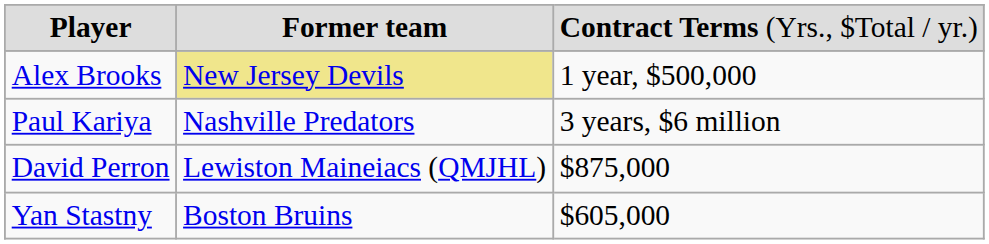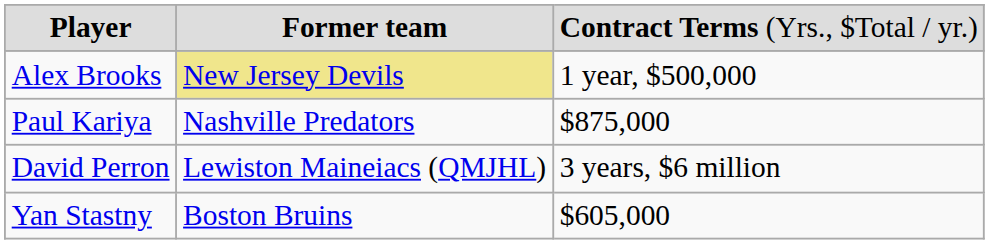(670, 121) 3 years, $6 million -> (615, 121) $875,000
(615, 167) $875,000 -> (670, 167) 3 years, $6 million
